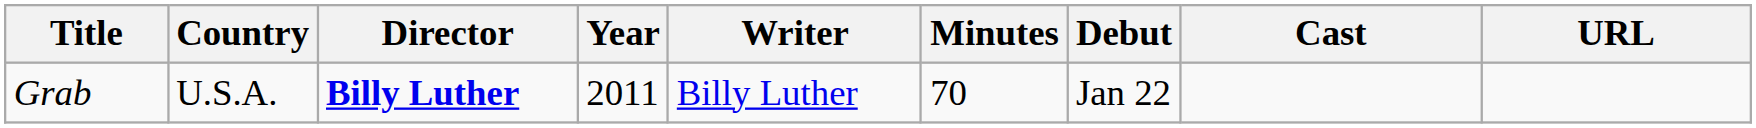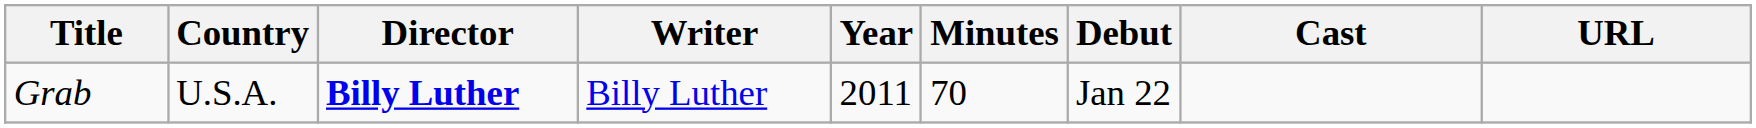columns swapped: (795, 33) <-> (623, 33)
